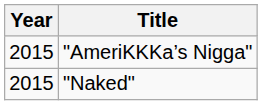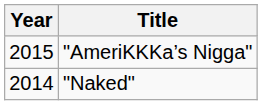(31, 83) 2015 -> (31, 83) 2014
